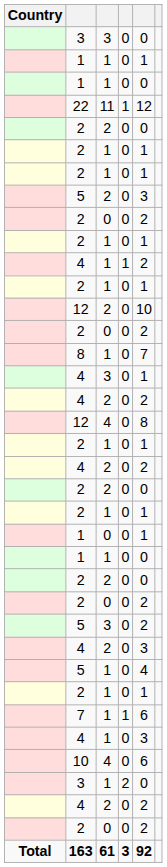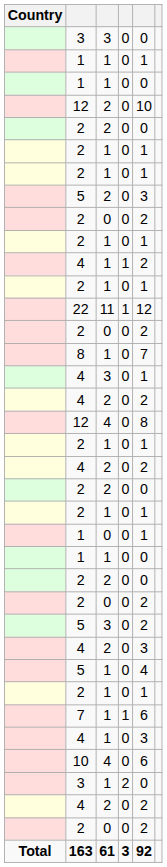rows swapped: (81, 106) <-> (81, 309)
